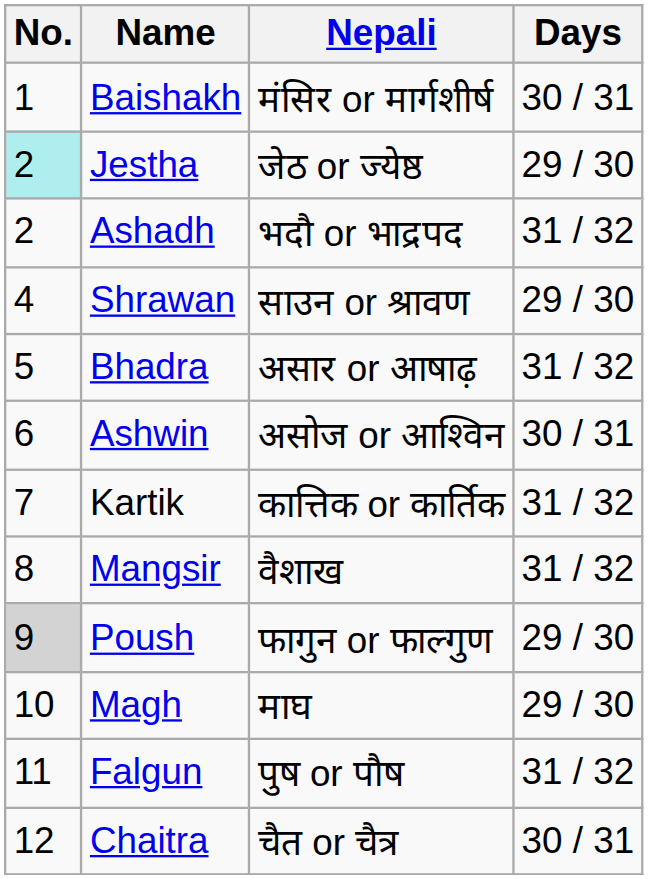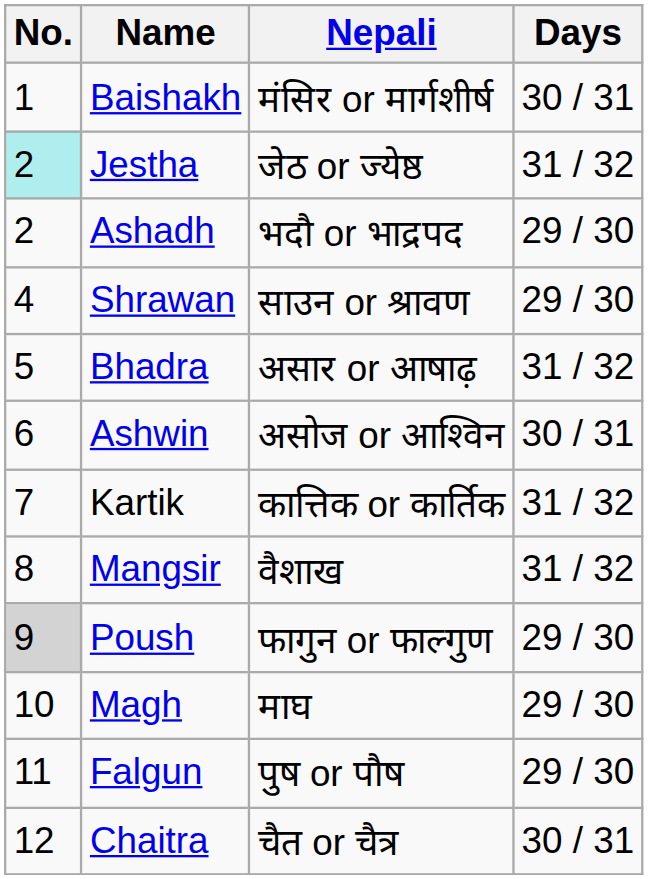(578, 164) 29 / 30 -> (578, 164) 31 / 32
(578, 231) 31 / 32 -> (578, 231) 29 / 30
(578, 772) 31 / 32 -> (578, 772) 29 / 30
